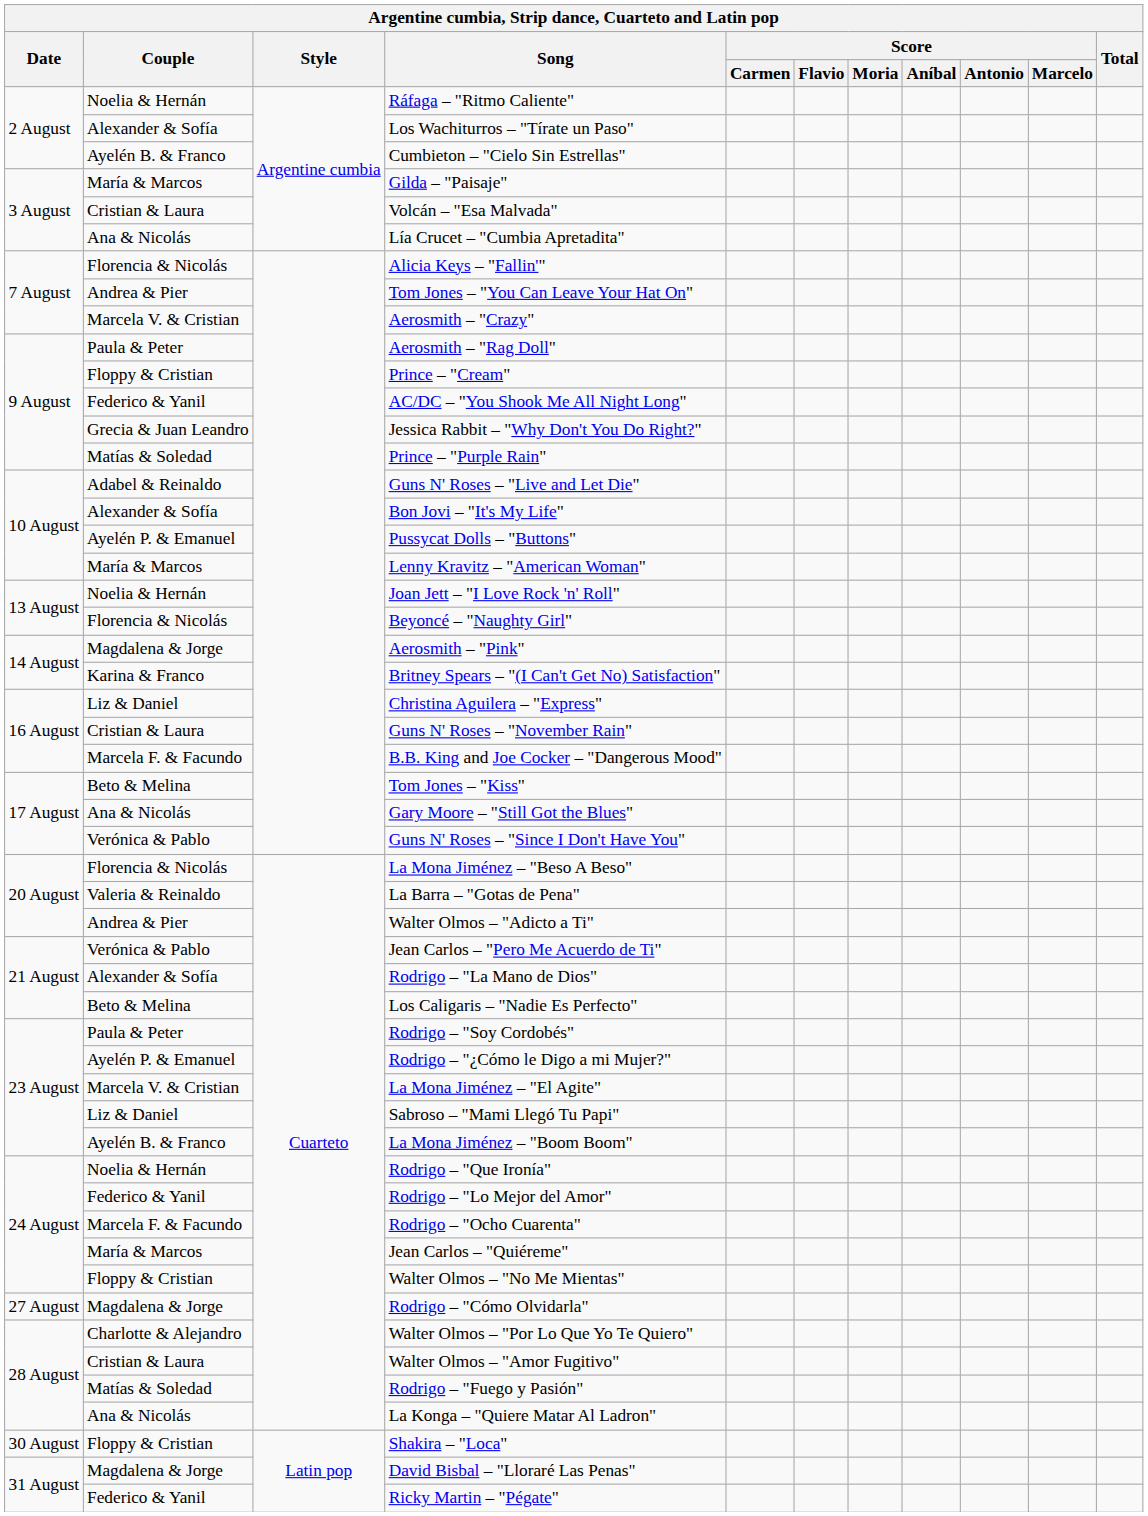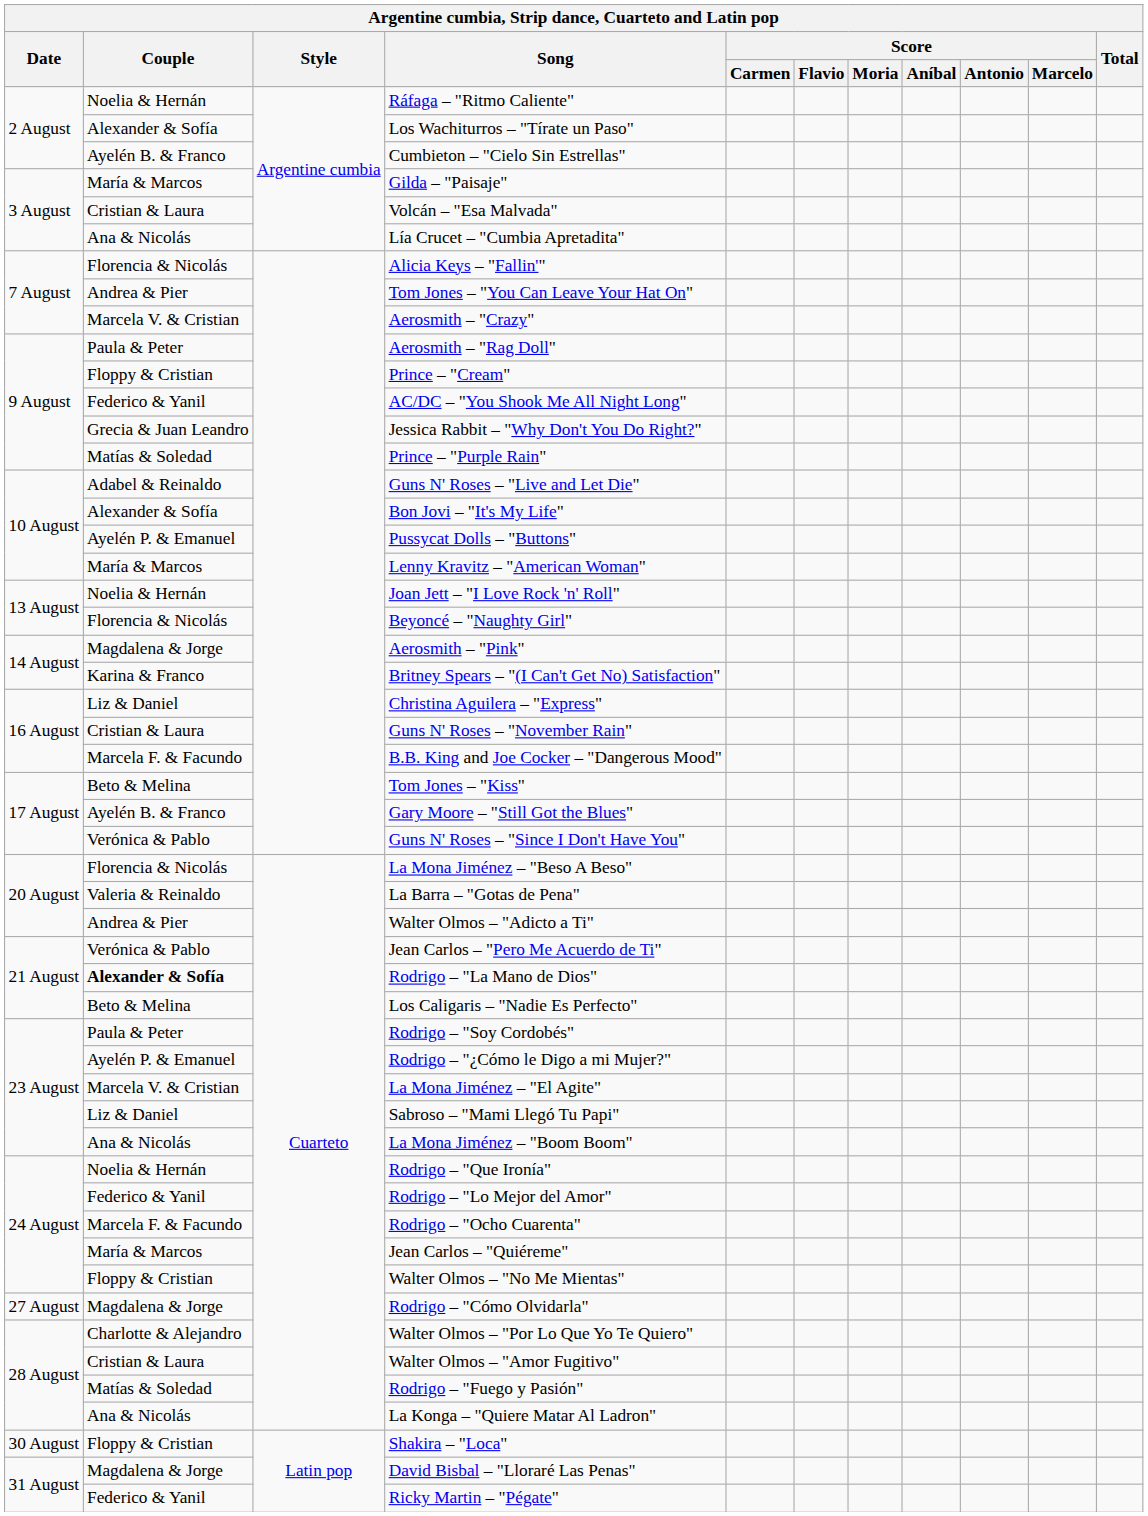(139, 812) Ana & Nicolás -> (156, 812) Ayelén B. & Franco
(152, 977) normal -> (156, 977) bold
(156, 1141) Ayelén B. & Franco -> (139, 1141) Ana & Nicolás
